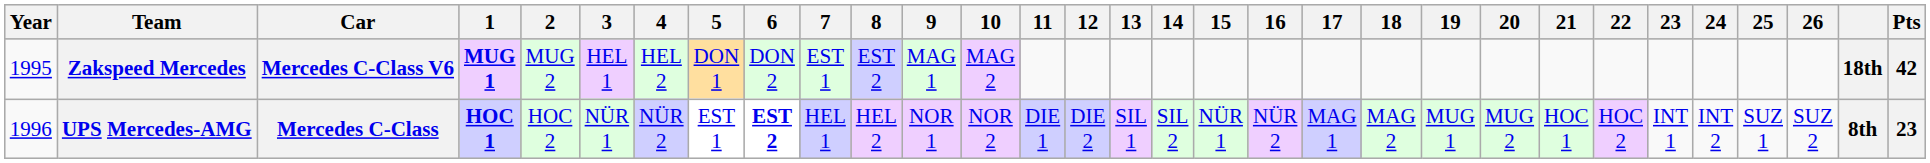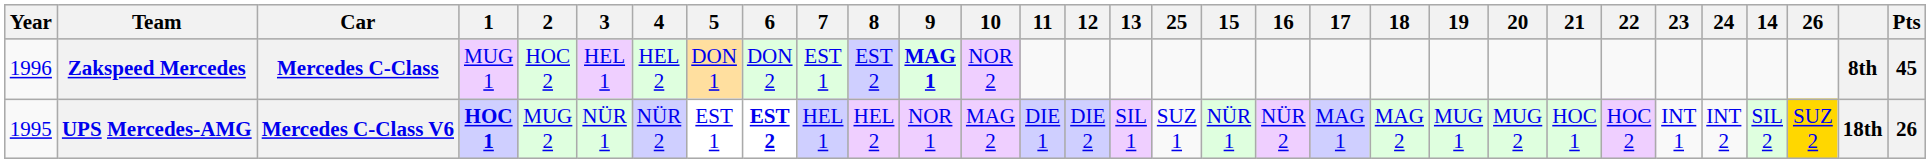columns swapped: (1173, 21) <-> (1763, 21)
(31, 68) 1995 -> (31, 68) 1996
(358, 68) Mercedes C-Class V6 -> (358, 68) Mercedes C-Class
(490, 68) bold -> (489, 68) normal
(550, 68) MUG 2 -> (548, 68) HOC 2
(931, 68) normal -> (930, 68) bold
(991, 68) MAG 2 -> (991, 68) NOR 2
(1863, 68) 18th -> (1863, 68) 8th
(1907, 68) 42 -> (1907, 68) 45
(31, 128) 1996 -> (31, 128) 1995
(358, 128) Mercedes C-Class -> (358, 128) Mercedes C-Class V6
(550, 128) HOC 2 -> (548, 128) MUG 2
(991, 128) NOR 2 -> (991, 128) MAG 2
(1813, 128) no background -> (1813, 128) gold background
(1863, 128) 8th -> (1863, 128) 18th
(1907, 128) 23 -> (1907, 128) 26
